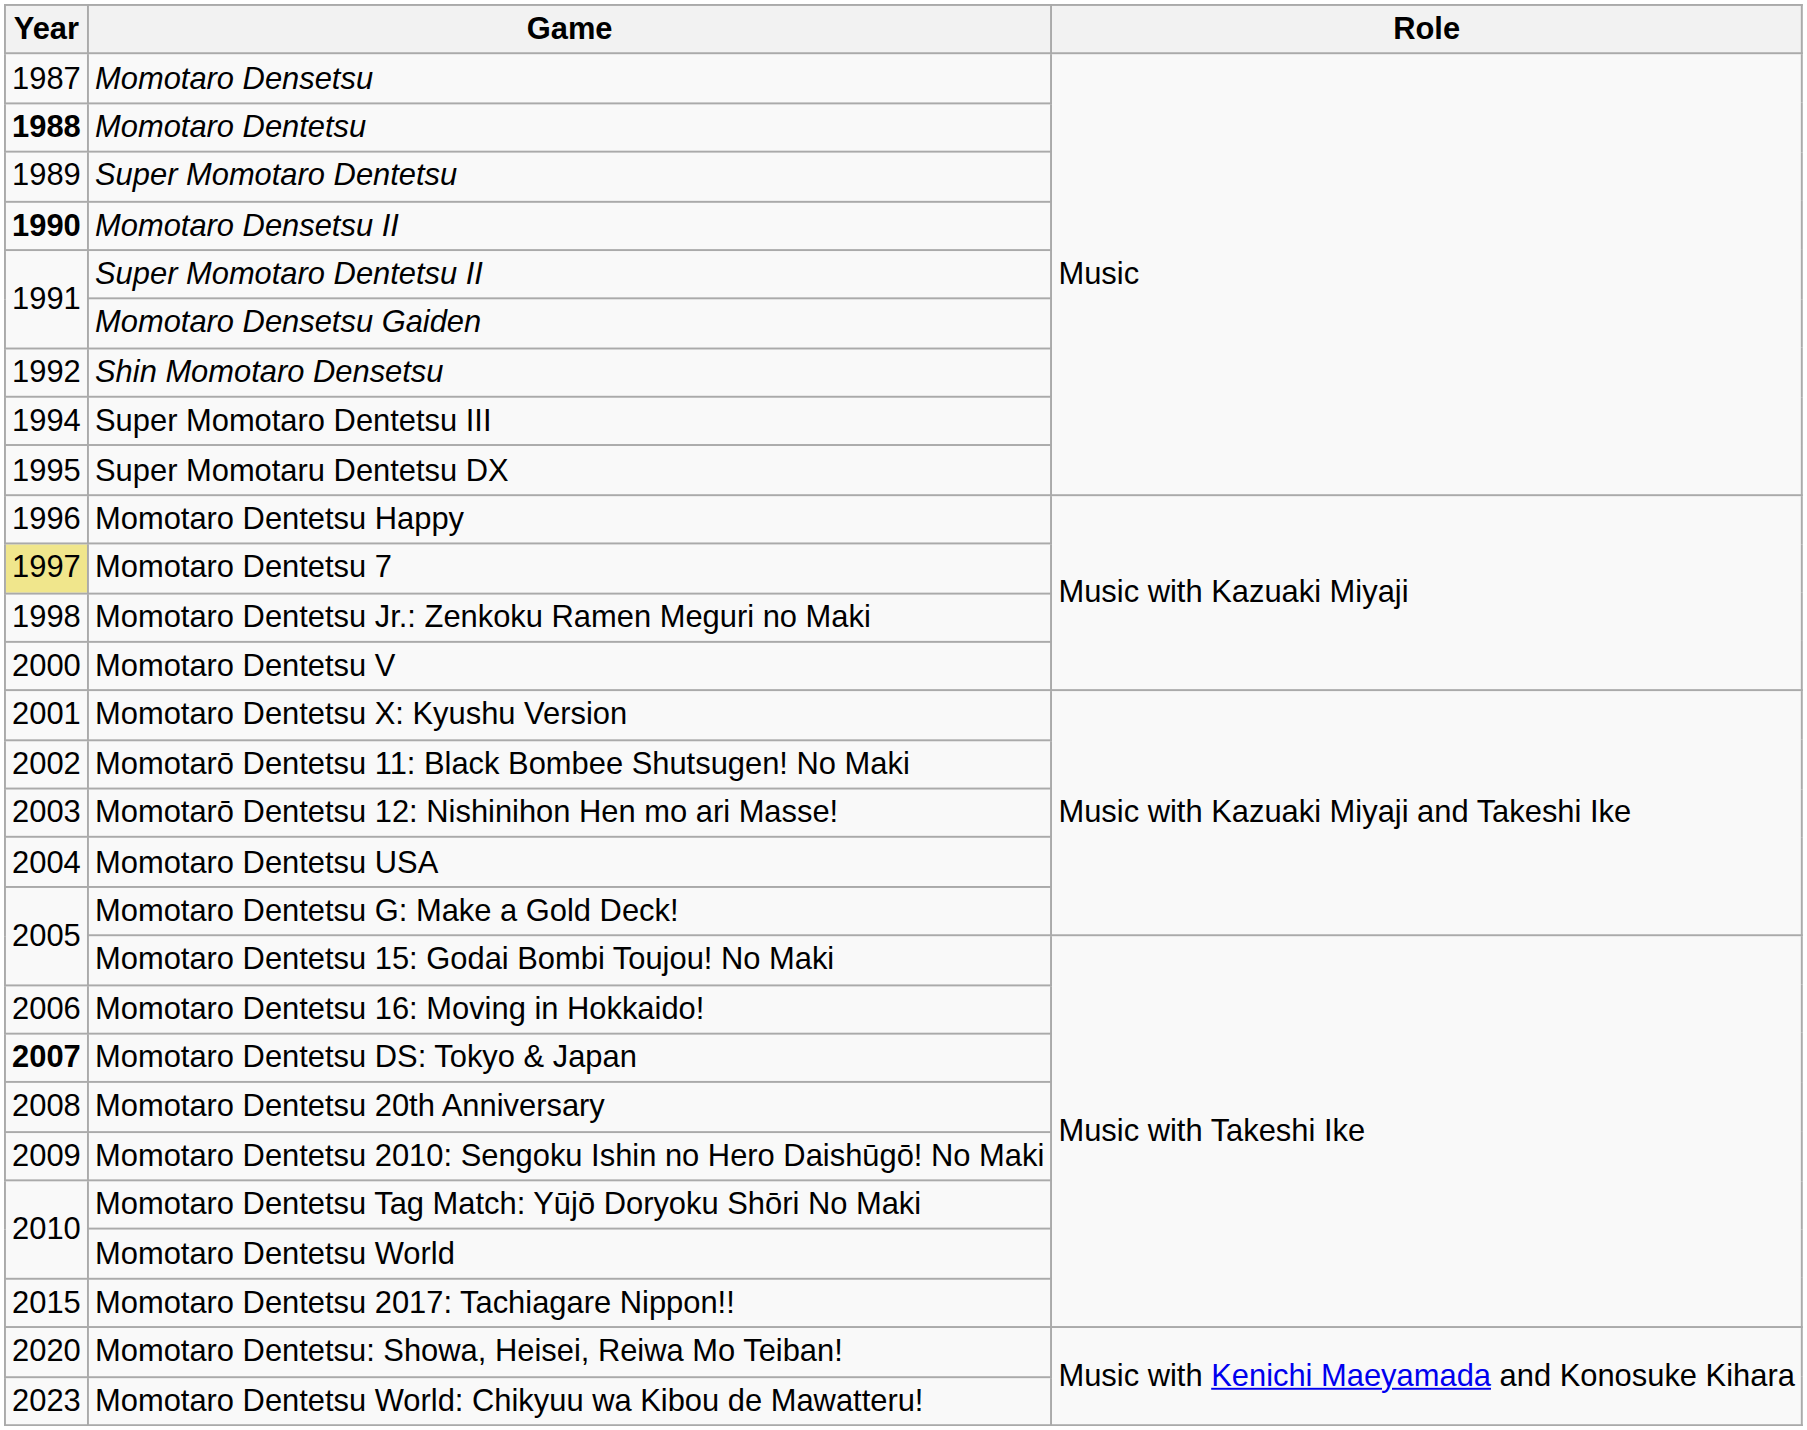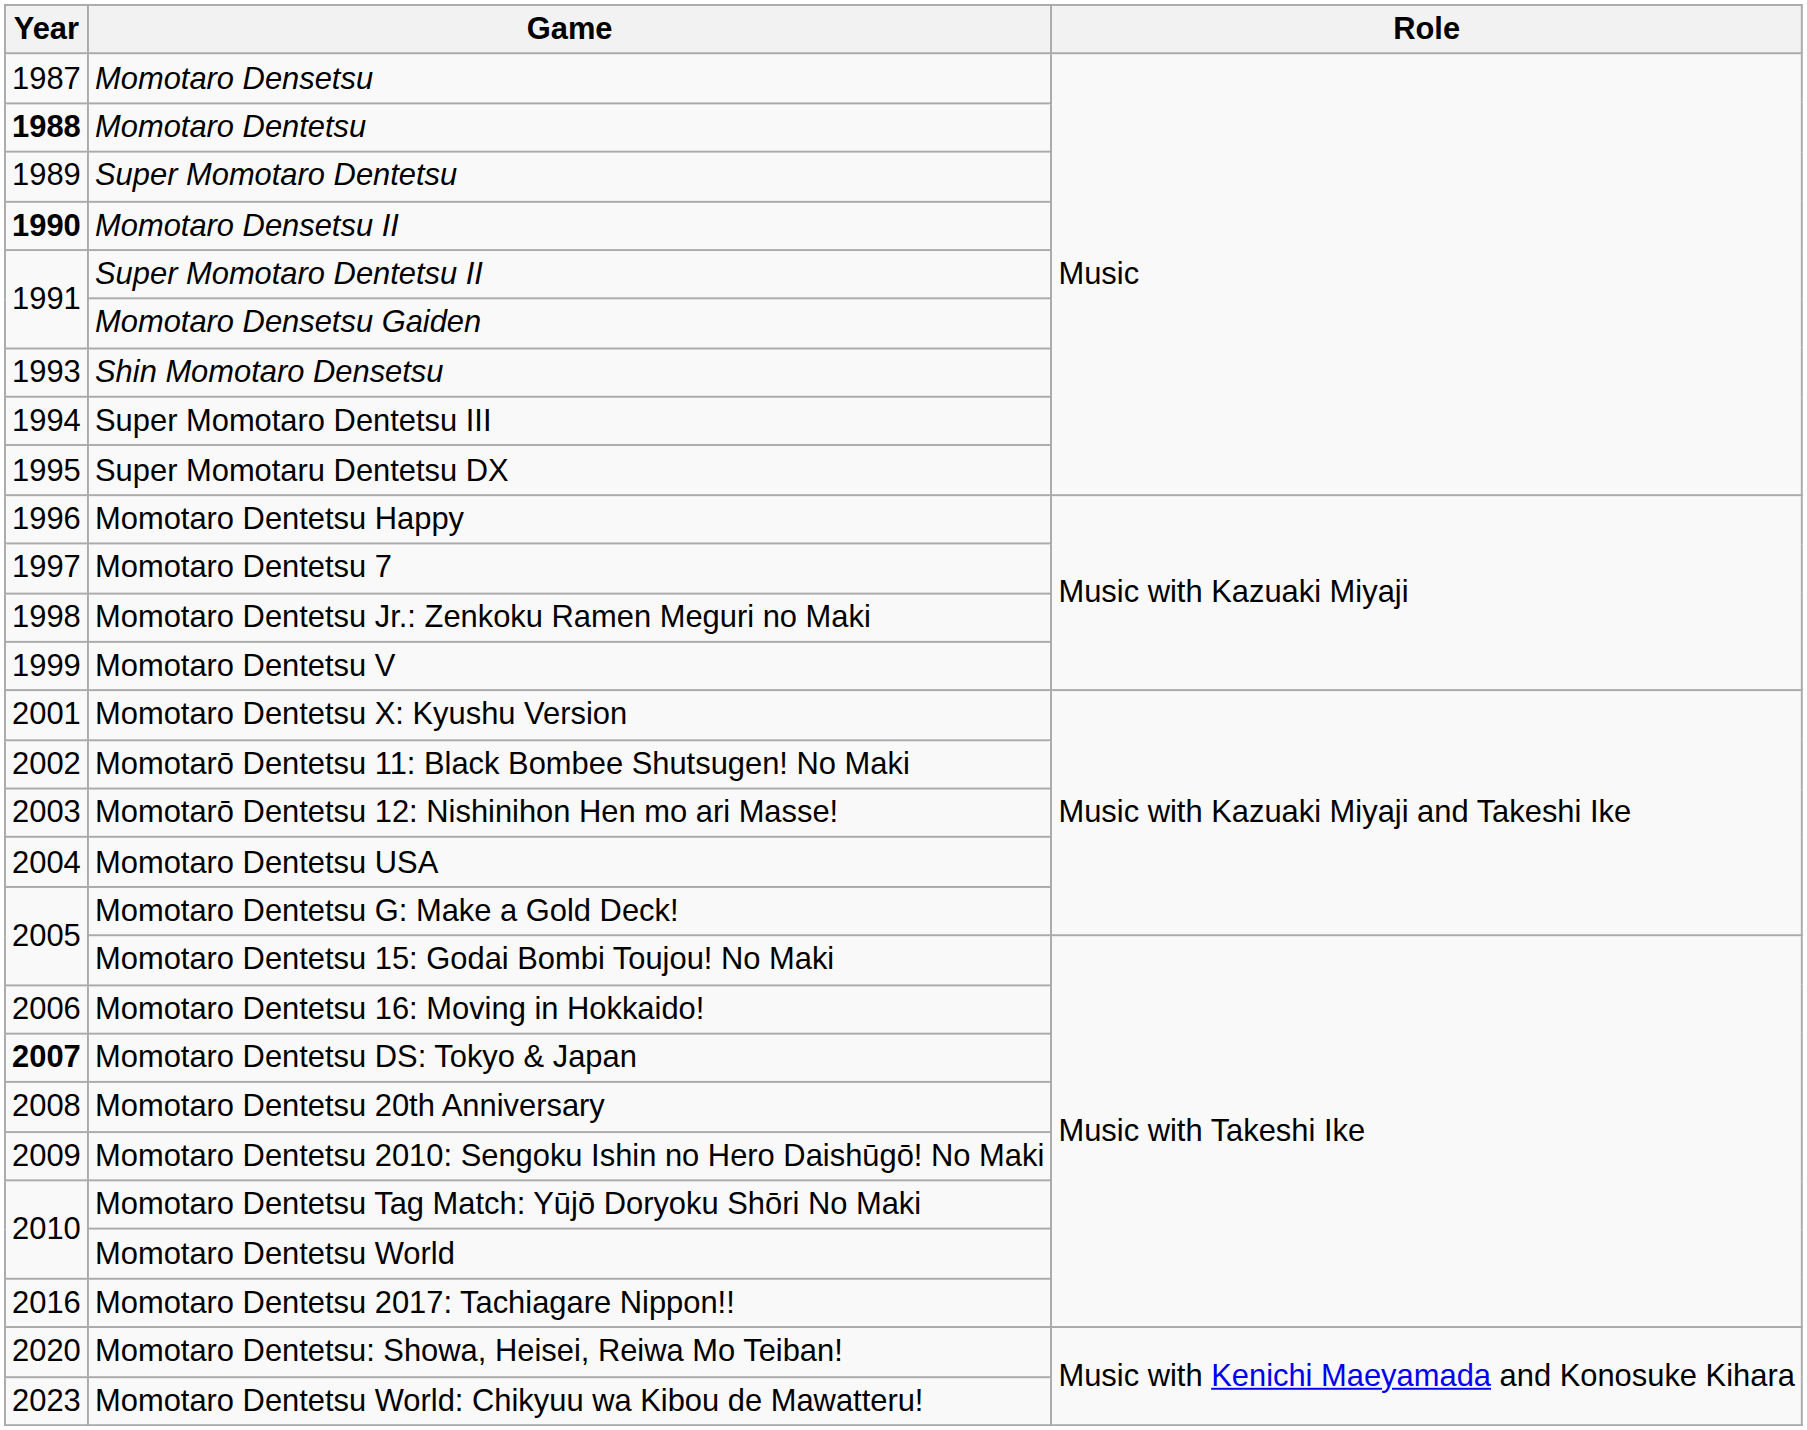(46, 371) 1992 -> (46, 371) 1993
(46, 567) khaki background -> (46, 567) no background
(46, 665) 2000 -> (46, 665) 1999
(46, 1302) 2015 -> (46, 1302) 2016
